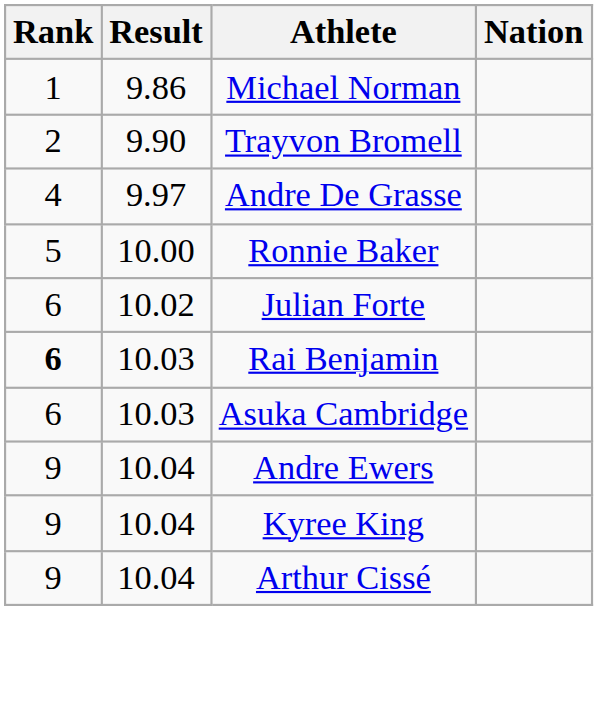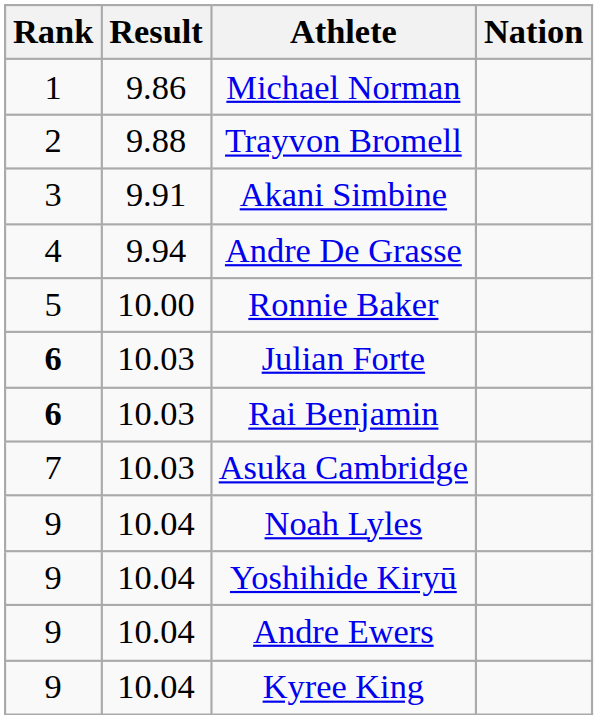(156, 140) 9.90 -> (156, 140) 9.88
+ row: (343, 195)
(156, 195) 9.97 -> (156, 250) 9.94
(53, 304) normal -> (53, 359) bold
(156, 304) 10.02 -> (156, 359) 10.03
(53, 413) 6 -> (53, 468) 7
+ row: (343, 522)
+ row: (343, 577)
- row: (343, 577)
